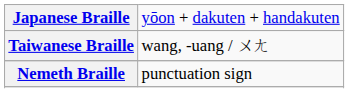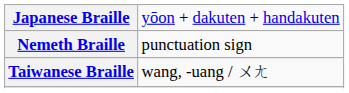rows swapped: (71, 45) <-> (71, 73)
